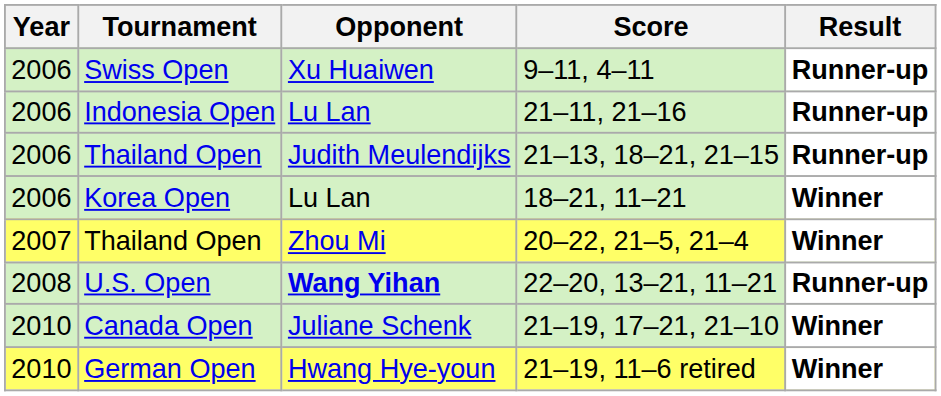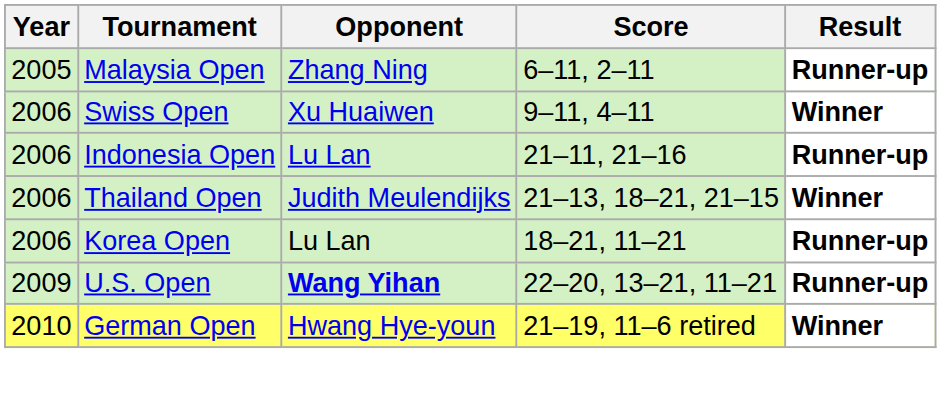+ row: (589, 69)
(860, 69) Runner-up -> (837, 112) Winner
(860, 155) Runner-up -> (837, 198) Winner
(837, 198) Winner -> (860, 241) Runner-up
- row: (636, 241)
(41, 283) 2008 -> (41, 283) 2009
- row: (651, 326)
